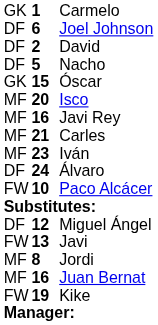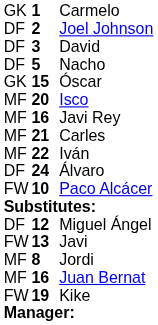(36, 29) 6 -> (36, 29) 2
(36, 46) 2 -> (36, 46) 3
(40, 153) 23 -> (40, 153) 22
